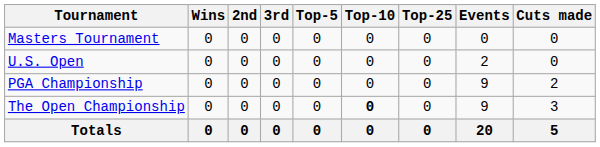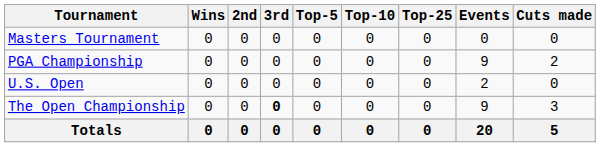rows swapped: (75, 85) <-> (46, 62)
(276, 108) normal -> (276, 108) bold
(370, 108) bold -> (370, 108) normal
